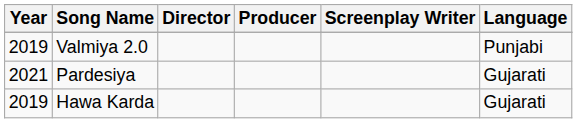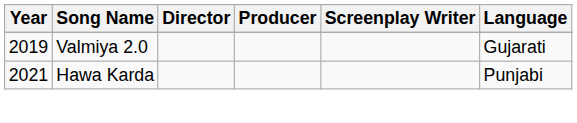(513, 46) Punjabi -> (515, 46) Gujarati
- row: (96, 74)
(28, 103) 2019 -> (28, 74) 2021
(515, 103) Gujarati -> (513, 74) Punjabi
